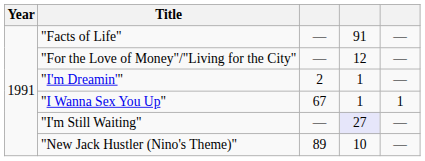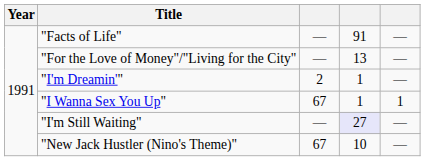(360, 58) 12 -> (360, 58) 13
(320, 144) 89 -> (320, 144) 67
